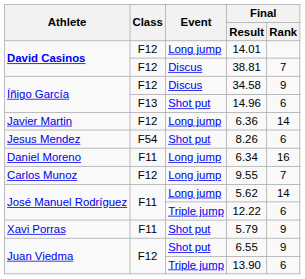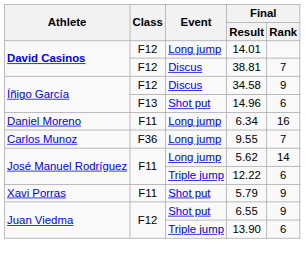- row: (247, 122)
- row: (247, 140)
(148, 176) F12 -> (148, 140) F36
